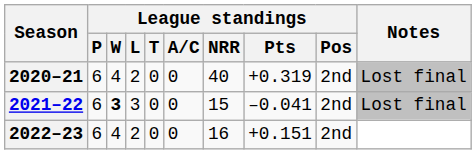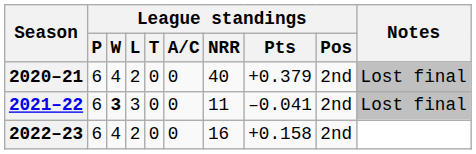(280, 77) +0.319 -> (280, 77) +0.379
(219, 106) 15 -> (219, 106) 11
(280, 134) +0.151 -> (280, 134) +0.158
